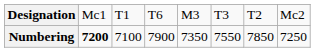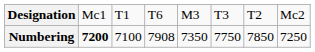(161, 36) 7900 -> (161, 36) 7908
(227, 36) 7550 -> (227, 36) 7750
